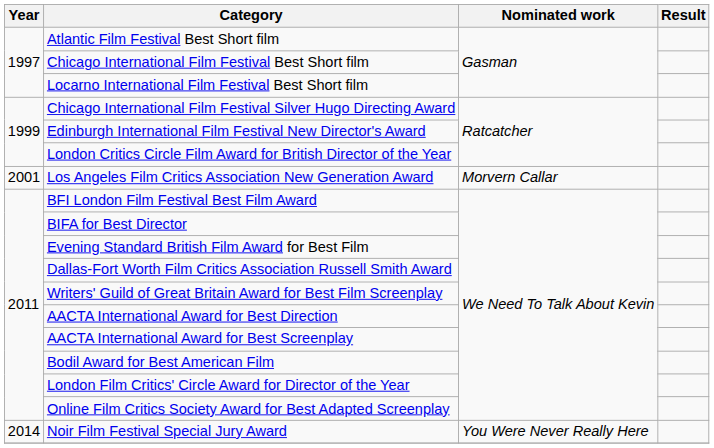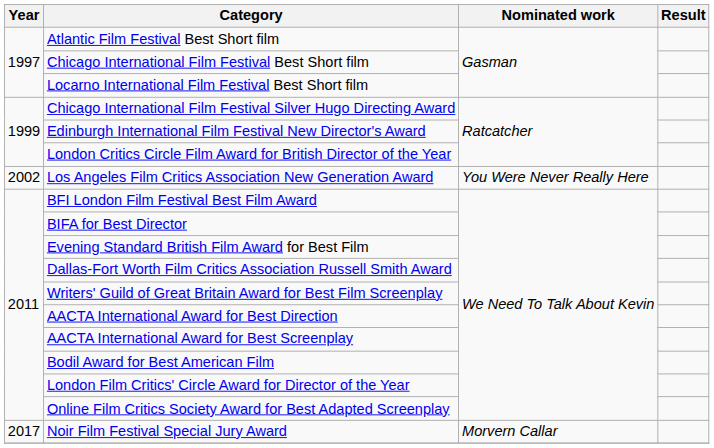(24, 177) 2001 -> (24, 177) 2002
(510, 177) Morvern Callar -> (555, 177) You Were Never Really Here
(24, 431) 2014 -> (24, 431) 2017
(555, 431) You Were Never Really Here -> (510, 431) Morvern Callar
